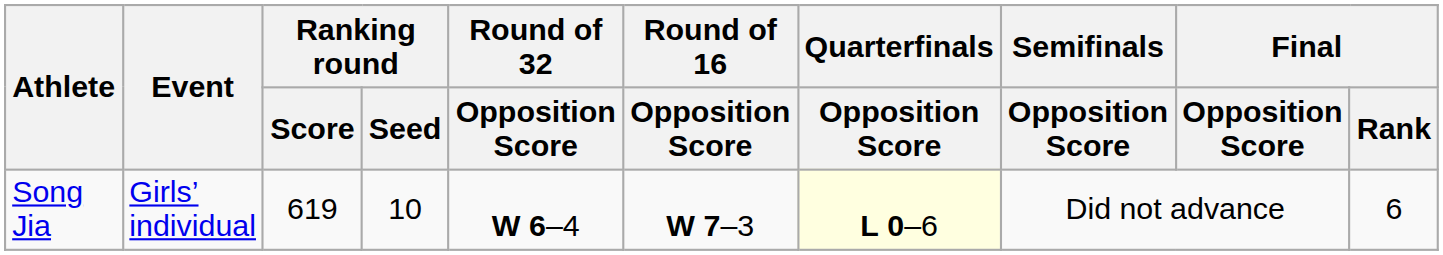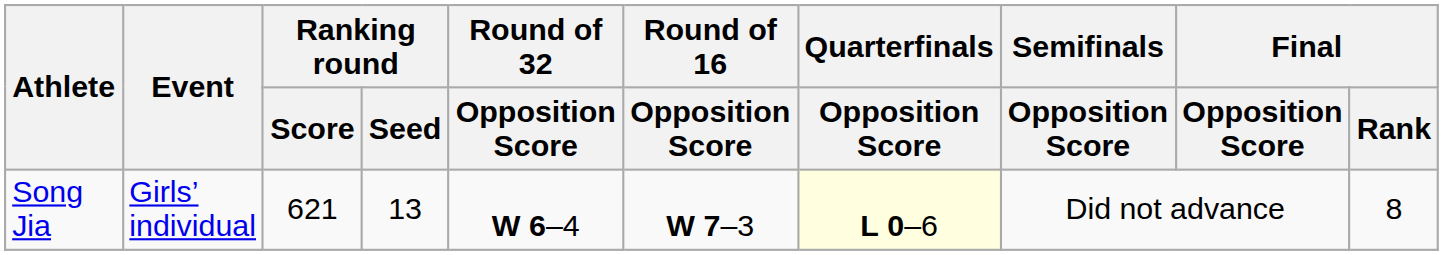(312, 210) 619 -> (312, 210) 621
(405, 210) 10 -> (405, 210) 13
(1394, 210) 6 -> (1394, 210) 8
